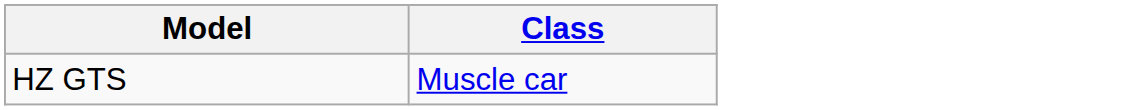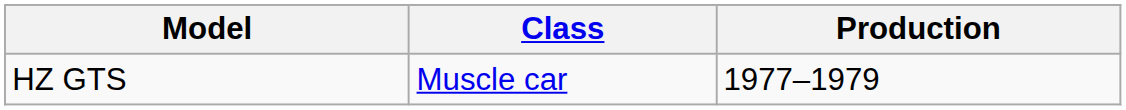+ column: (918, 29)
